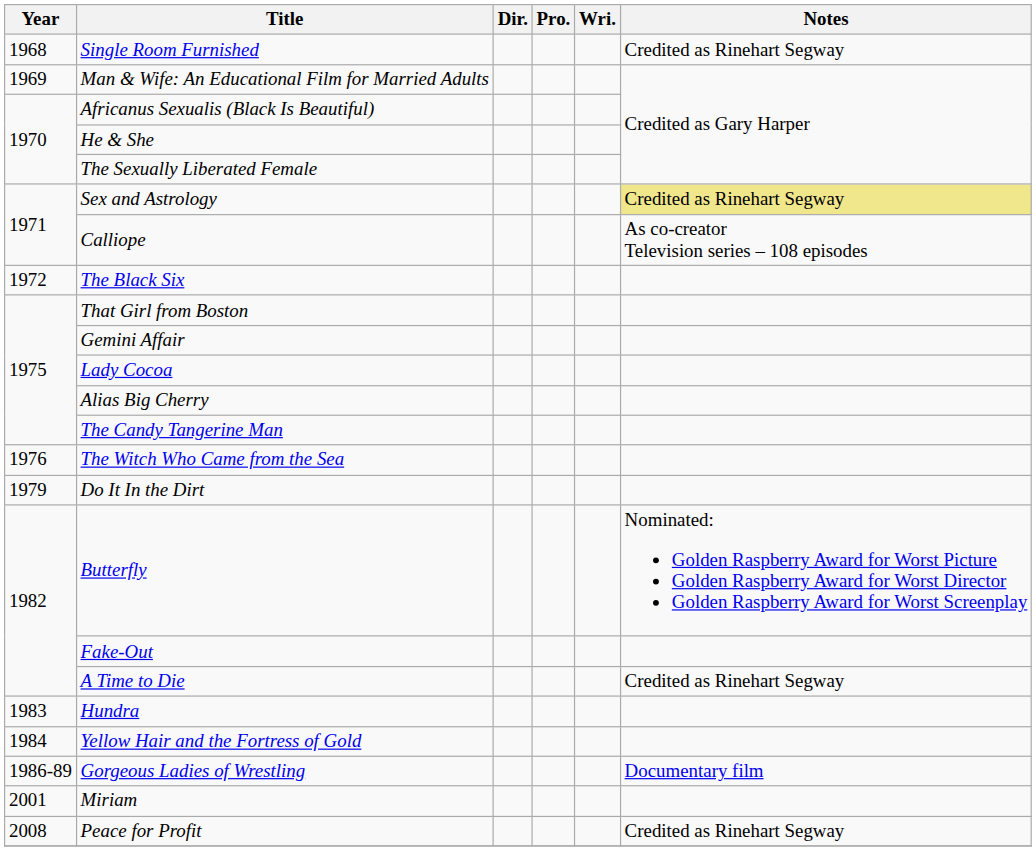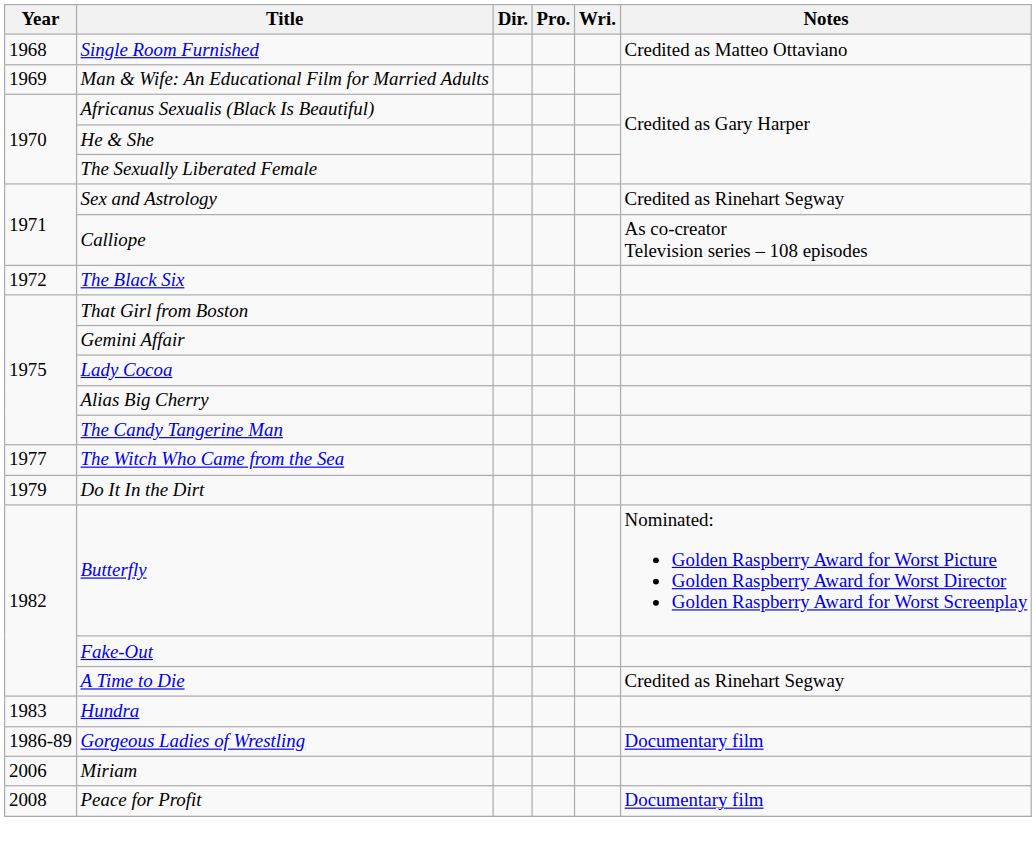(734, 49) Credited as Rinehart Segway -> (736, 49) Credited as Matteo Ottaviano
(734, 199) khaki background -> (734, 199) no background
(28, 459) 1976 -> (28, 459) 1977
- row: (221, 741)
(28, 800) 2001 -> (28, 770) 2006
(734, 830) Credited as Rinehart Segway -> (694, 800) Documentary film
